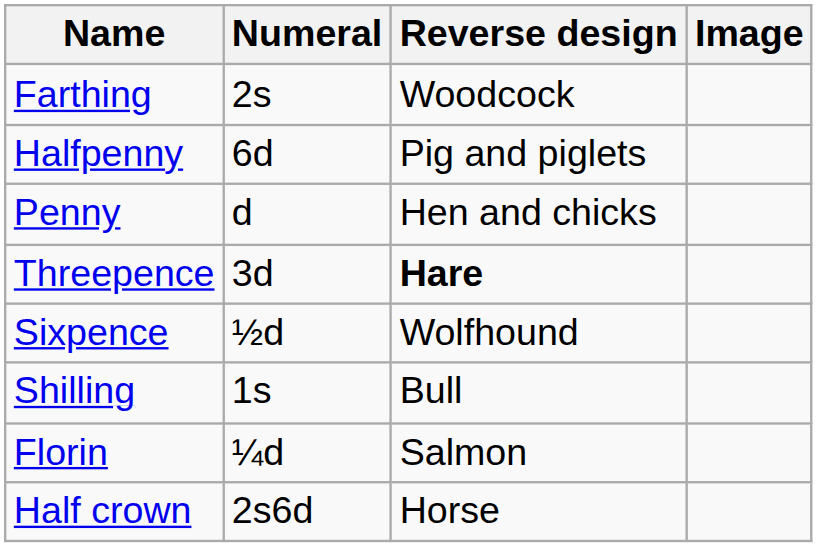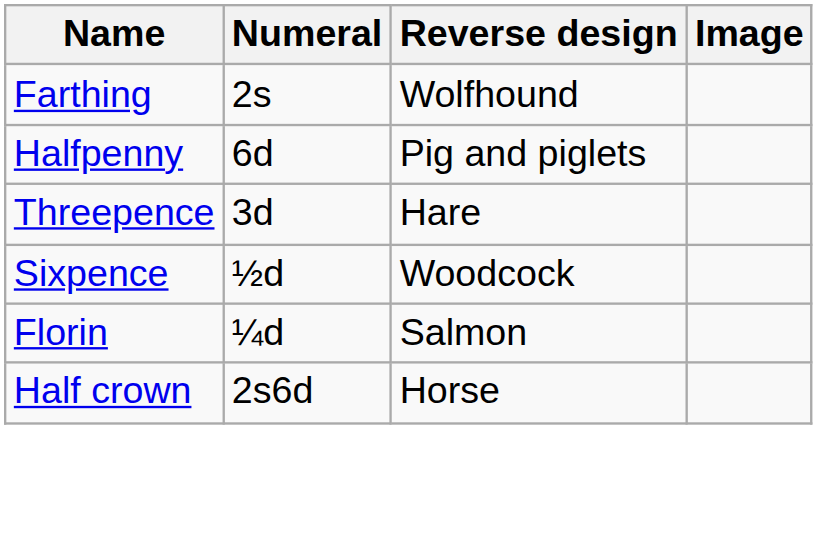(487, 93) Woodcock -> (489, 93) Wolfhound
- row: (67, 213)
(441, 272) bold -> (440, 213) normal
(489, 332) Wolfhound -> (487, 272) Woodcock
- row: (74, 392)
